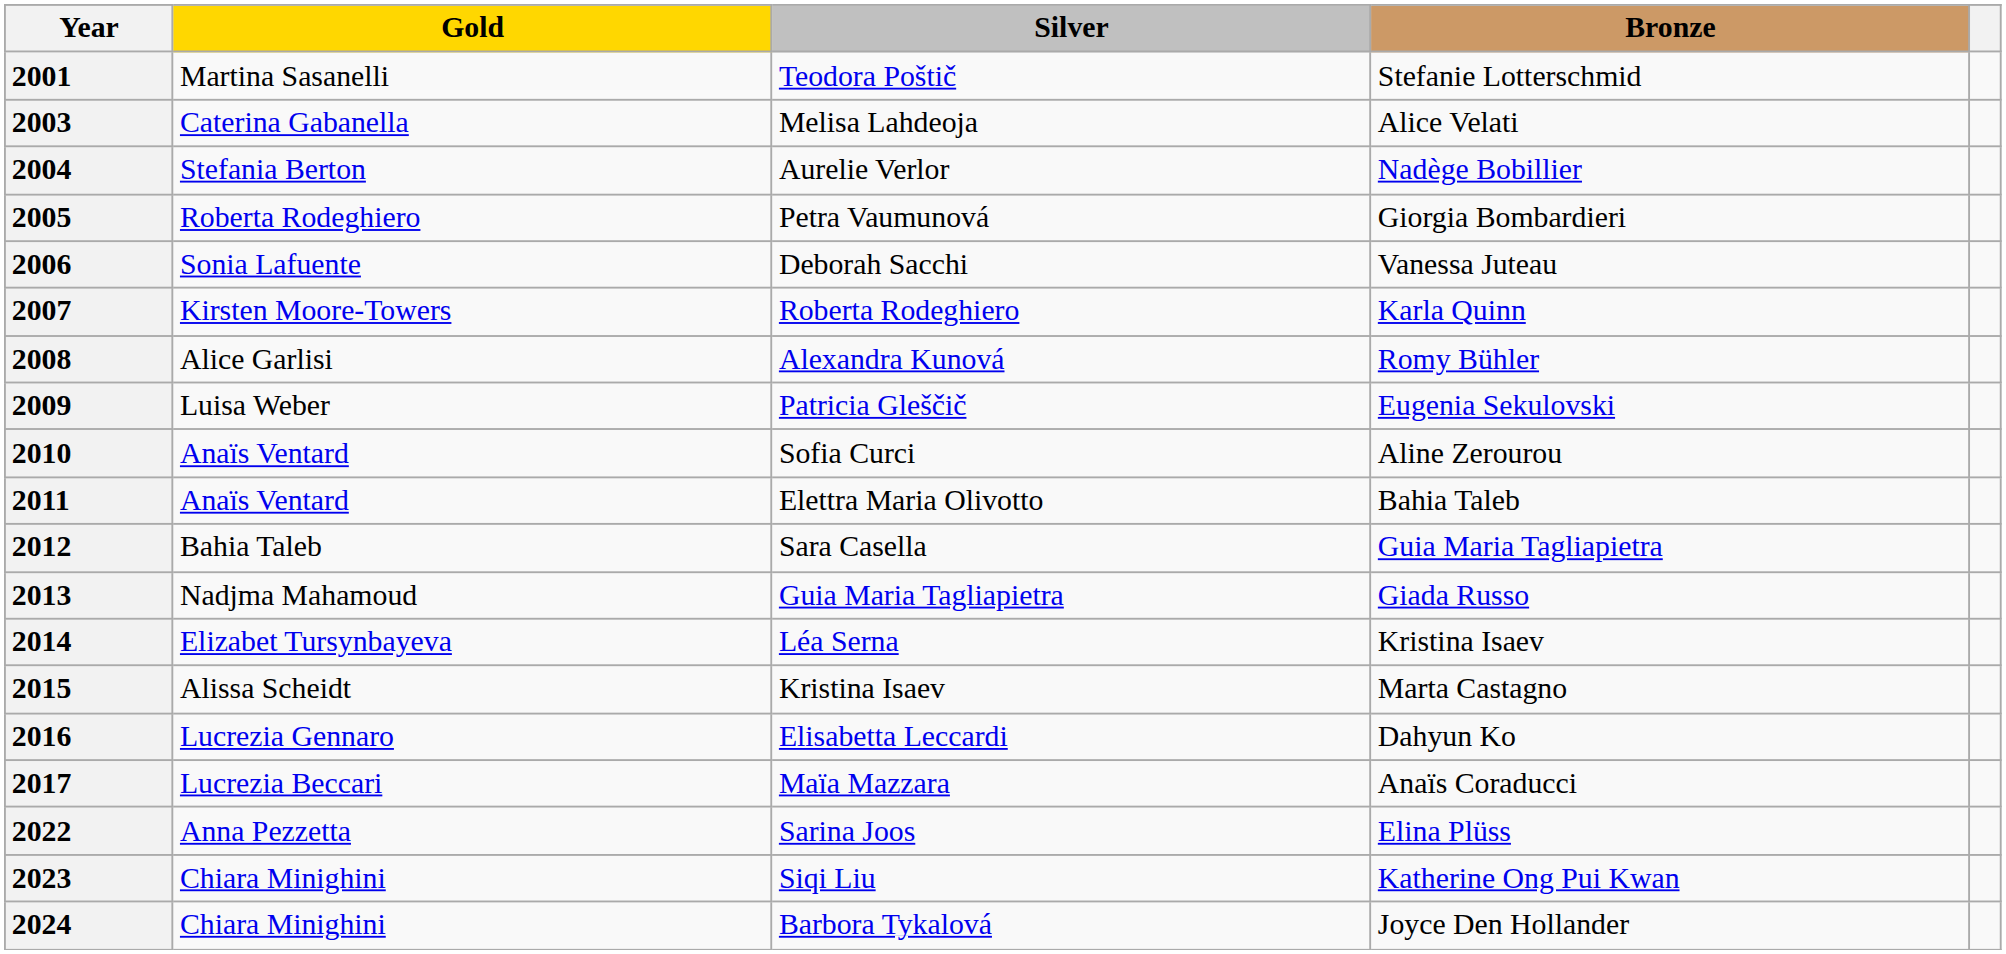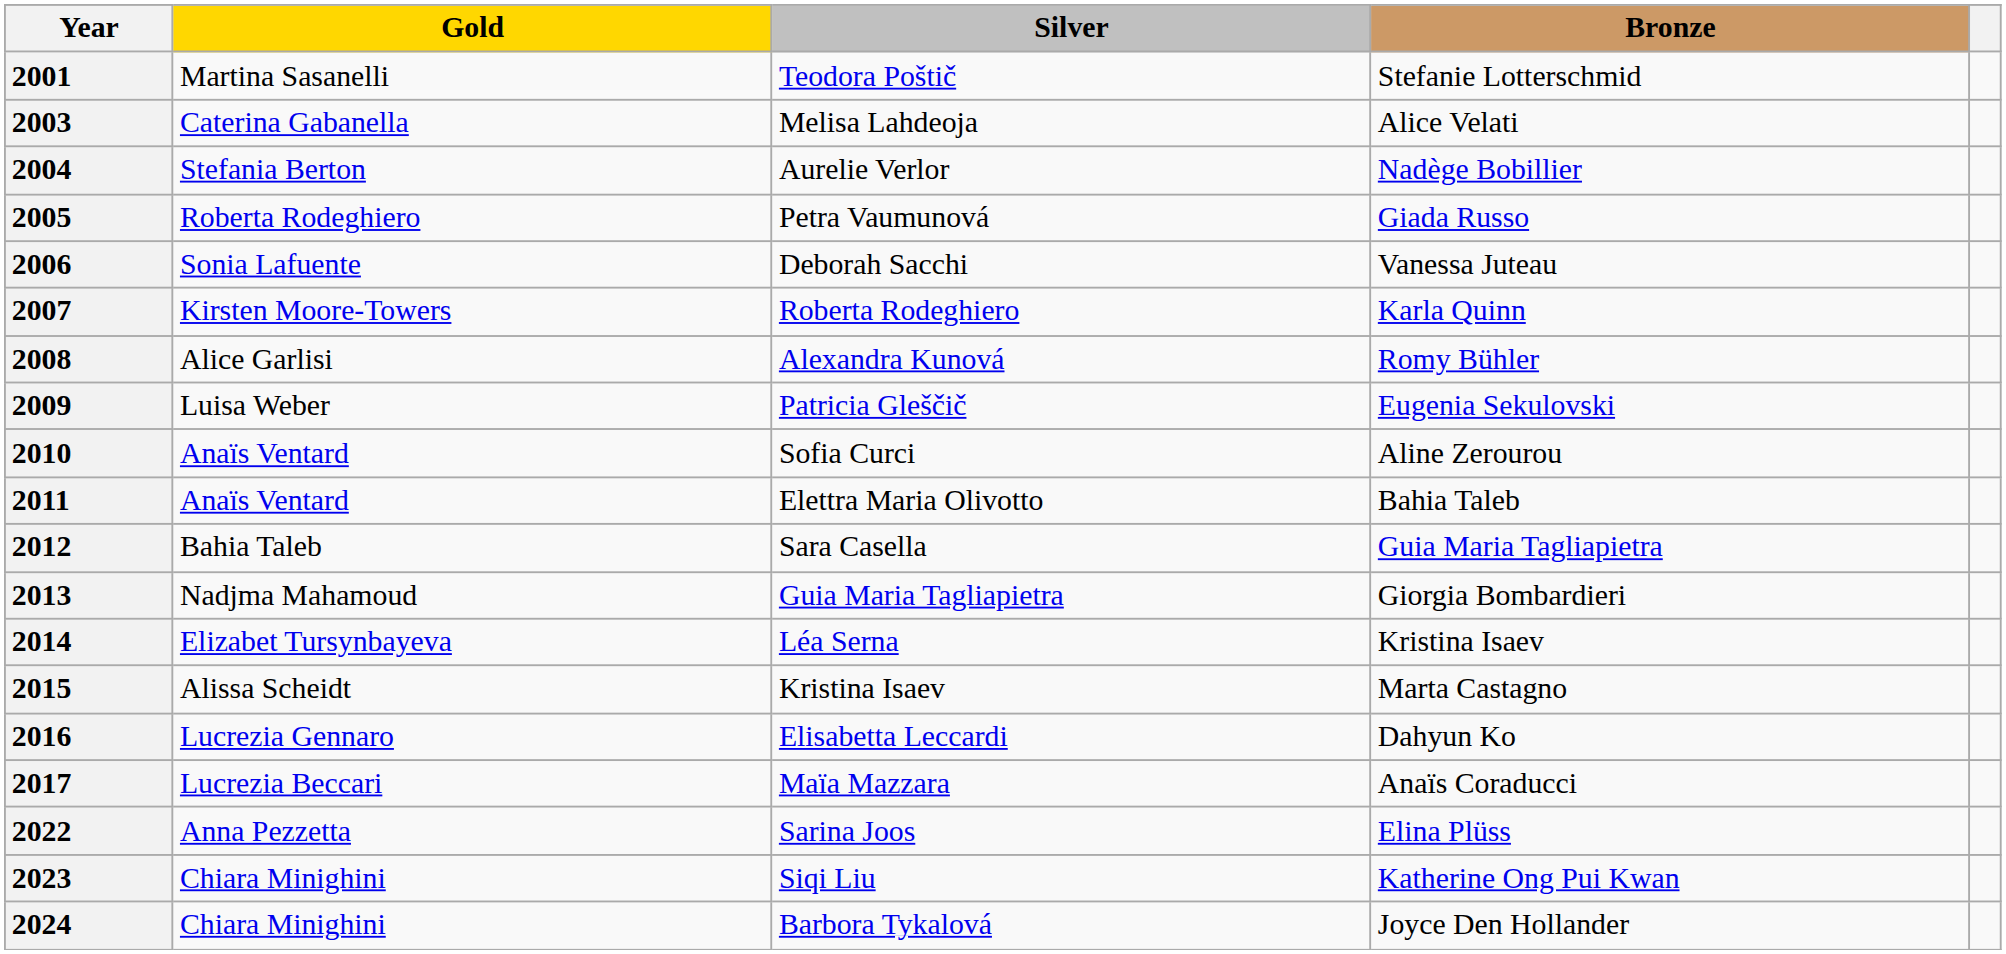(1502, 216) Giorgia Bombardieri -> (1453, 216) Giada Russo
(1453, 594) Giada Russo -> (1502, 594) Giorgia Bombardieri
